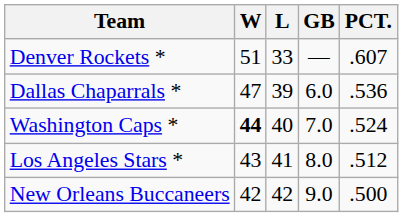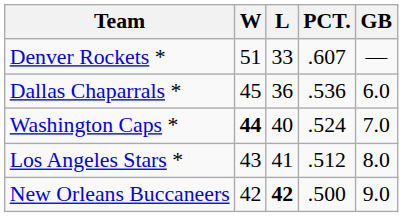columns swapped: (368, 21) <-> (319, 21)
(251, 90) 47 -> (251, 90) 45
(282, 90) 39 -> (282, 90) 36
(282, 194) normal -> (282, 194) bold
